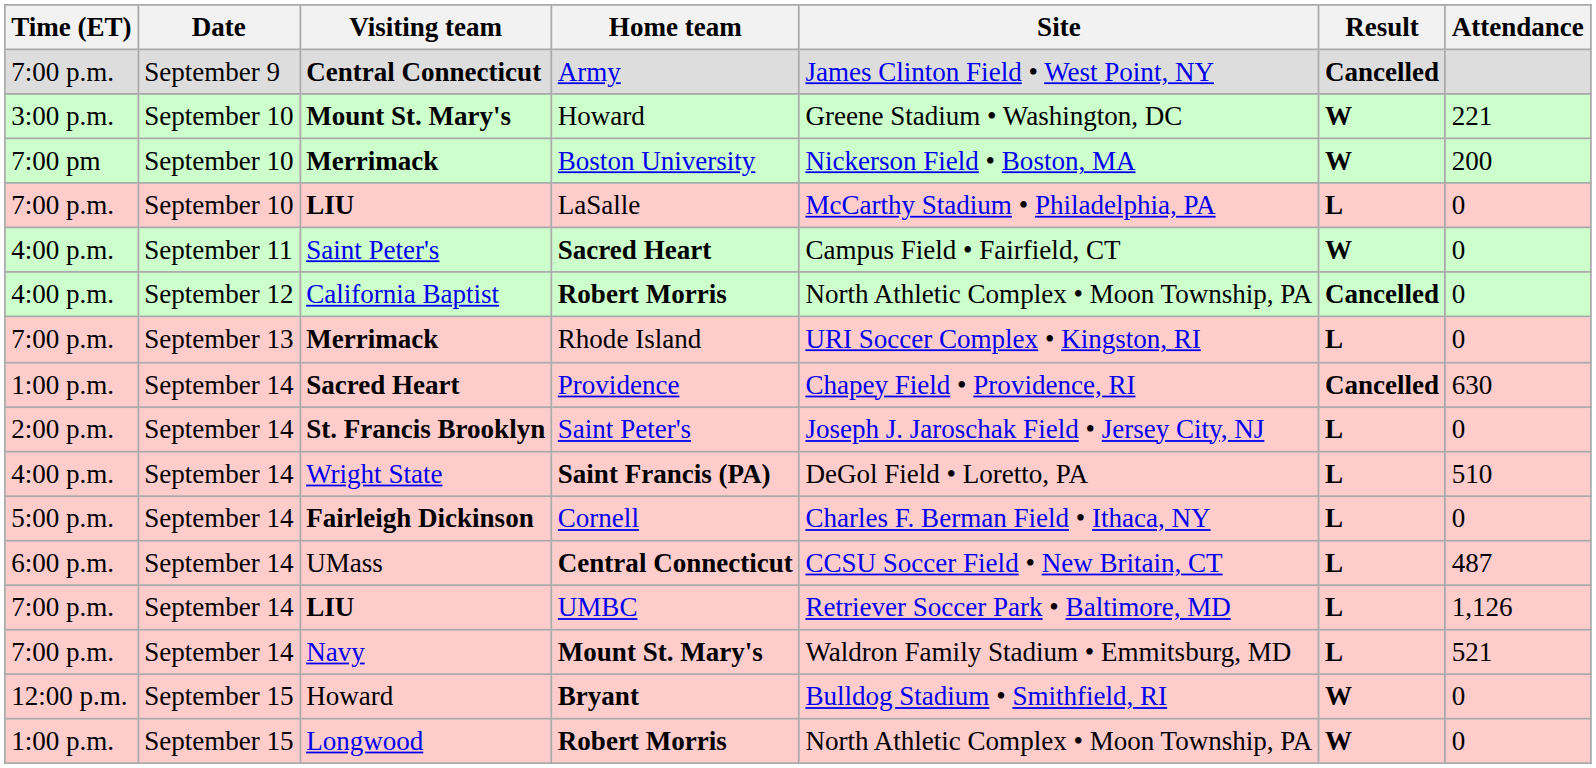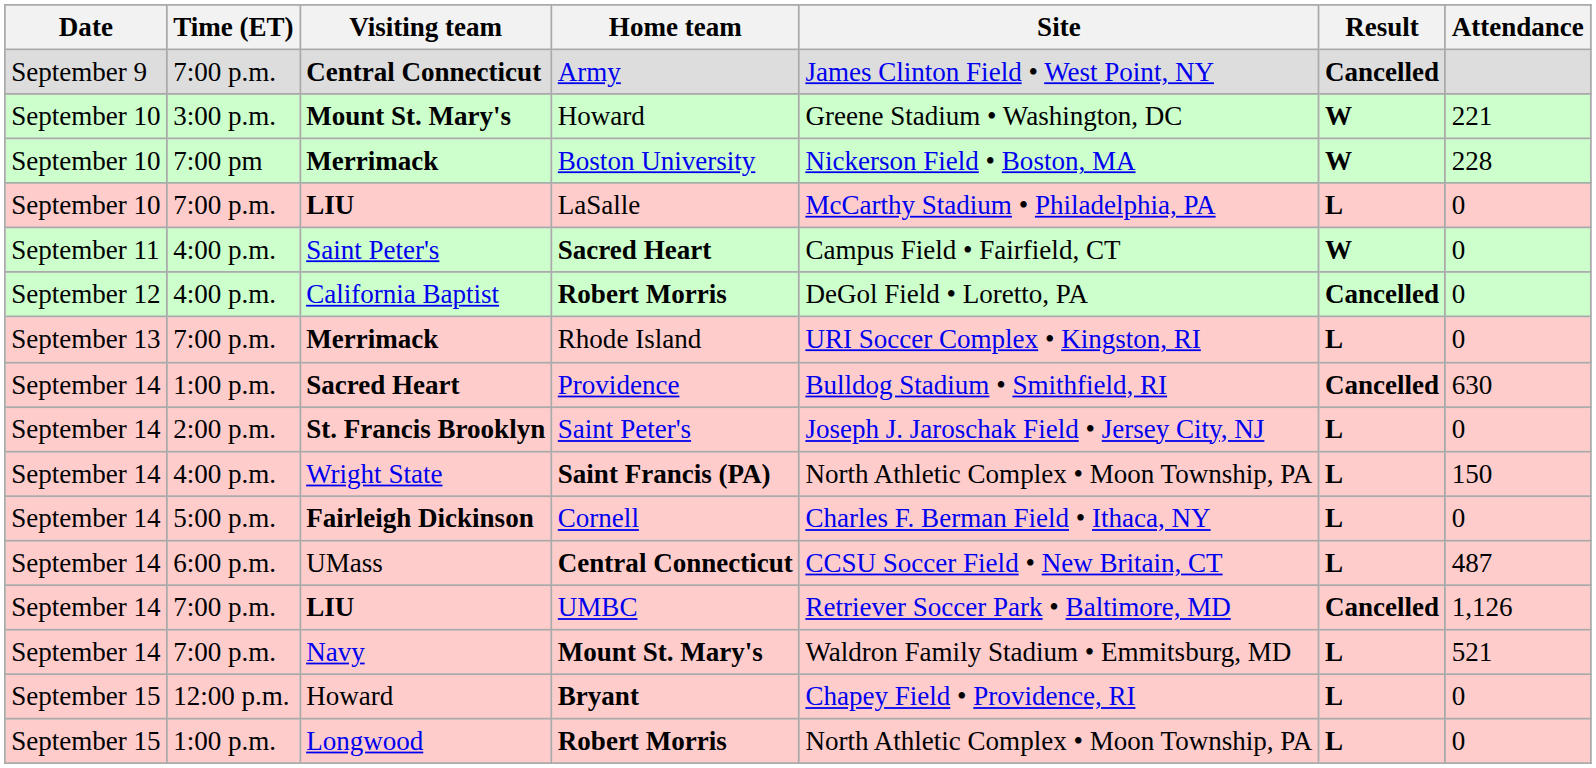columns swapped: (219, 26) <-> (71, 26)
(1472, 160) 200 -> (1472, 160) 228
(1059, 294) North Athletic Complex • Moon Township, PA -> (947, 294) DeGol Field • Loretto, PA
(970, 383) Chapey Field • Providence, RI -> (986, 383) Bulldog Stadium • Smithfield, RI
(947, 473) DeGol Field • Loretto, PA -> (1059, 473) North Athletic Complex • Moon Township, PA
(1472, 473) 510 -> (1472, 473) 150
(1334, 606) L -> (1382, 606) Cancelled
(986, 696) Bulldog Stadium • Smithfield, RI -> (970, 696) Chapey Field • Providence, RI
(1338, 696) W -> (1334, 696) L
(1338, 740) W -> (1334, 740) L
